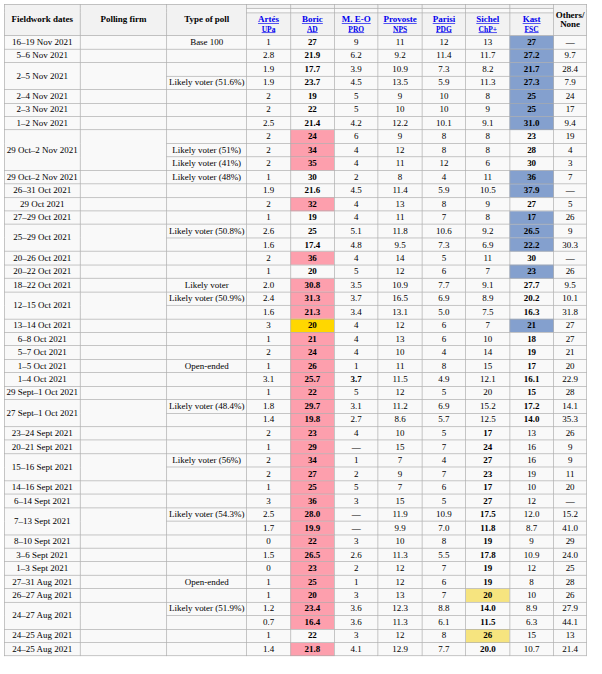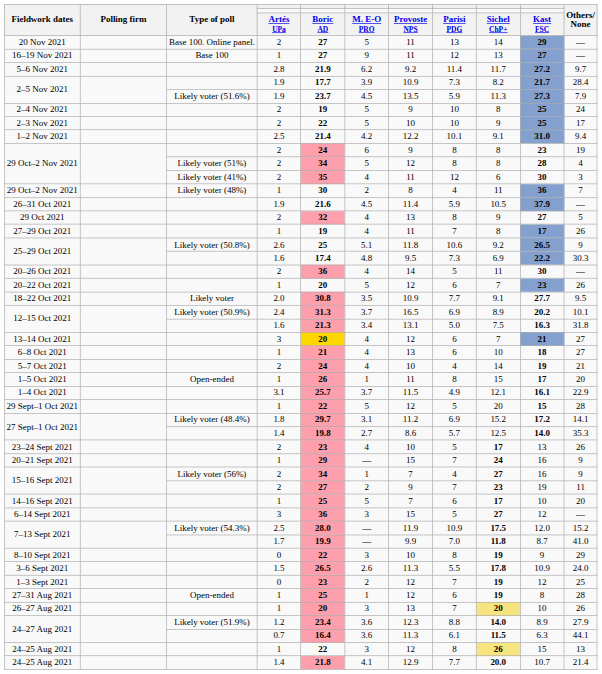+ row: (42, 42)
(356, 149) 4 -> (367, 163) 5
(356, 379) bold -> (367, 392) normal
